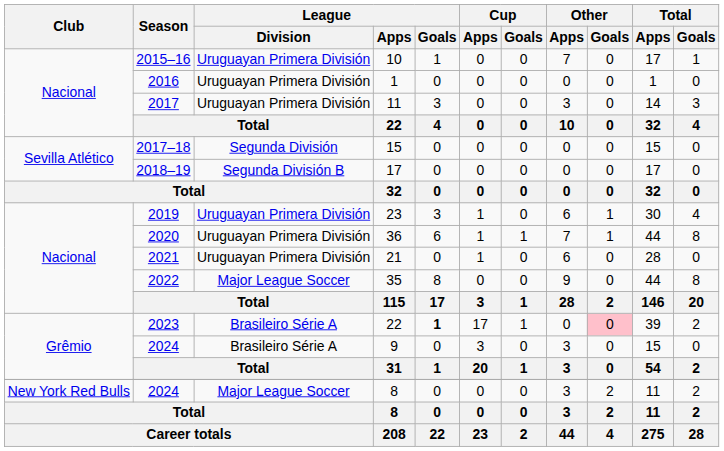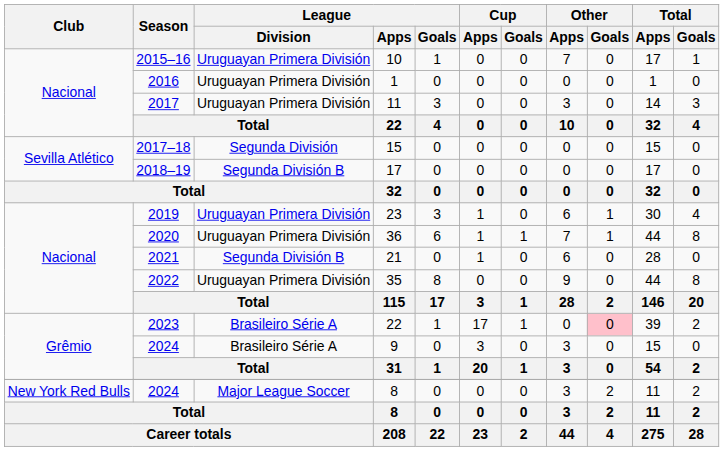(284, 258) Uruguayan Primera División -> (284, 258) Segunda División B
(284, 280) Major League Soccer -> (284, 280) Uruguayan Primera División
(437, 324) bold -> (437, 324) normal
